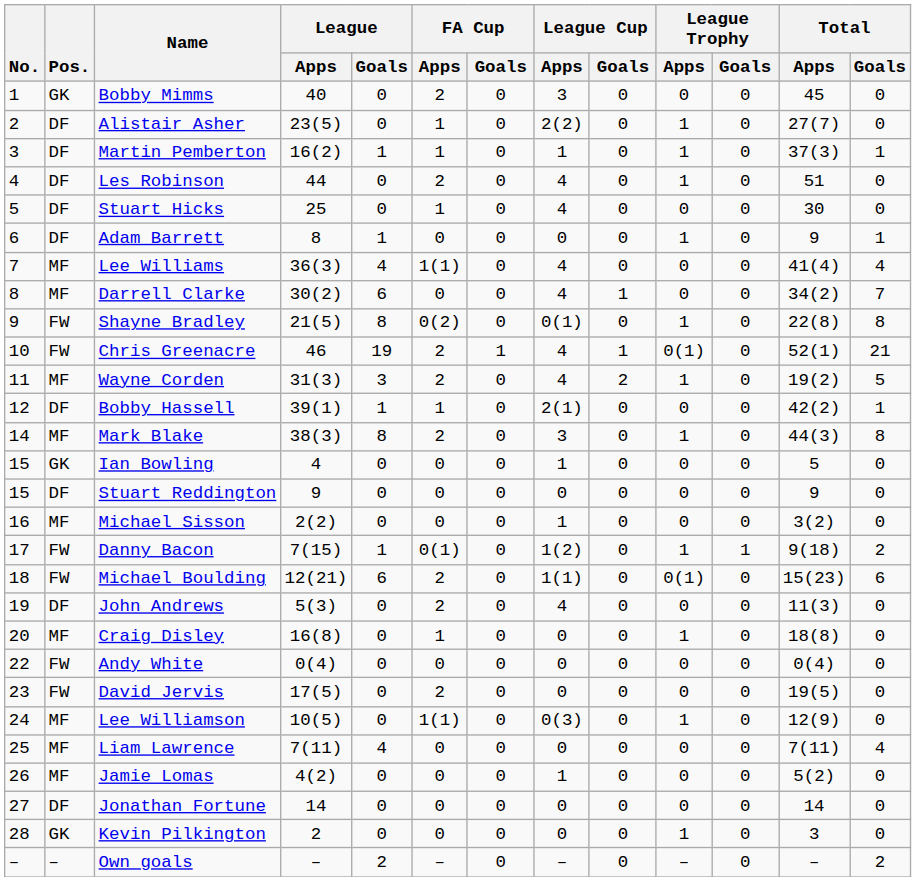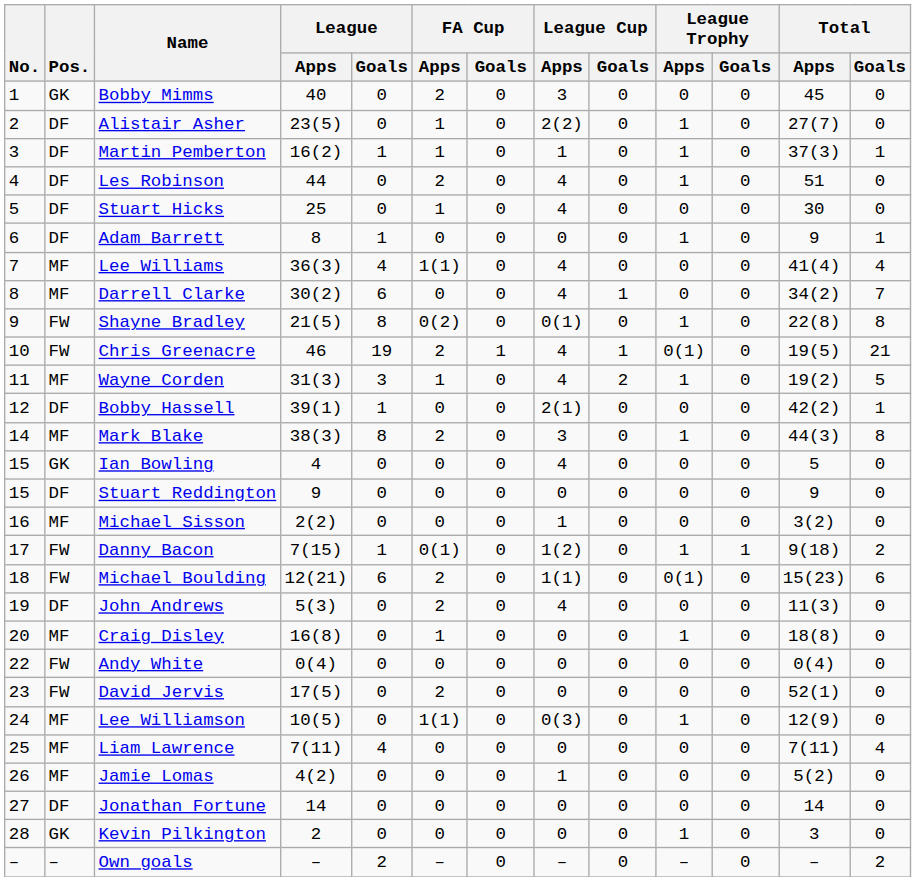(814, 351) 52(1) -> (814, 351) 19(5)
(440, 380) 2 -> (440, 380) 1
(440, 408) 1 -> (440, 408) 0
(562, 465) 1 -> (562, 465) 4
(814, 692) 19(5) -> (814, 692) 52(1)
